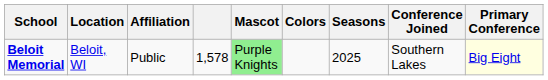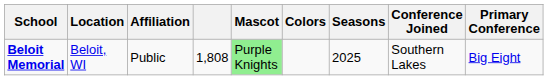(212, 57) 1,578 -> (212, 57) 1,808
(495, 57) lightyellow background -> (495, 57) no background
